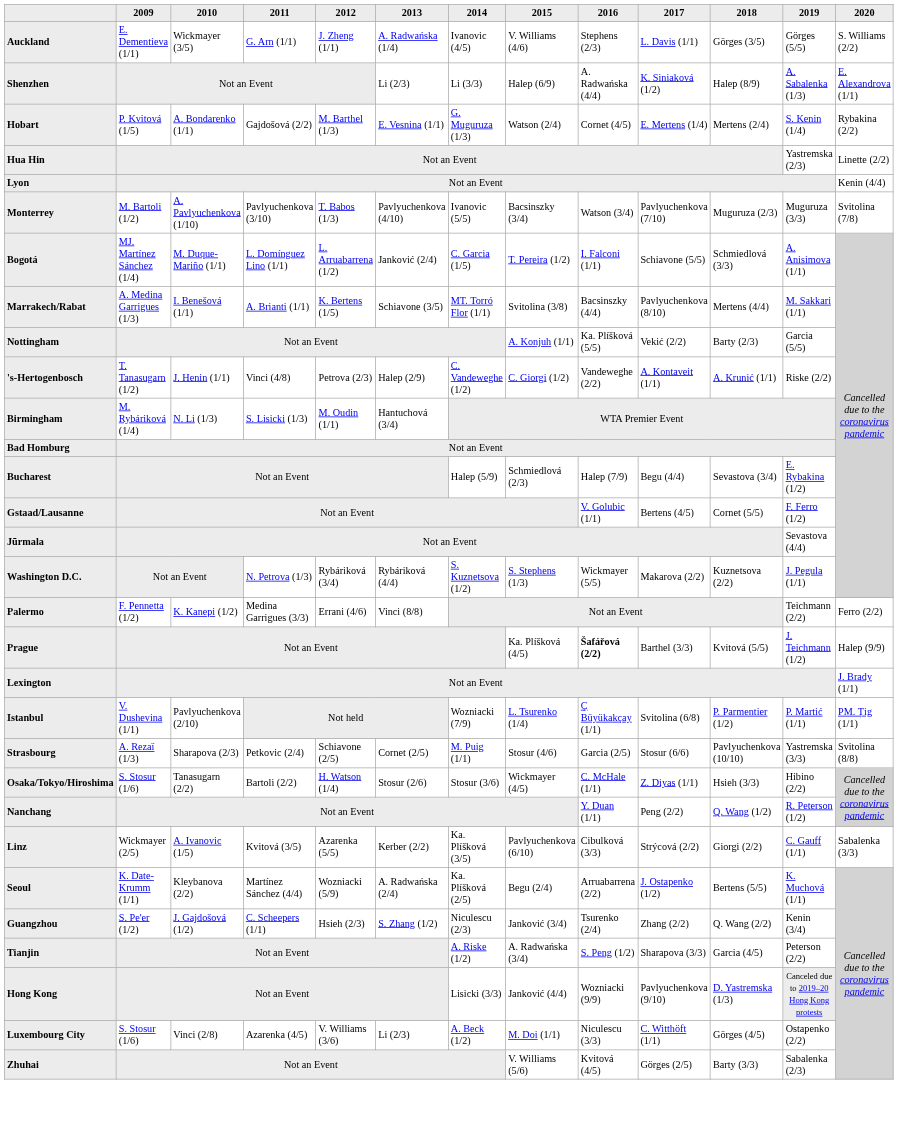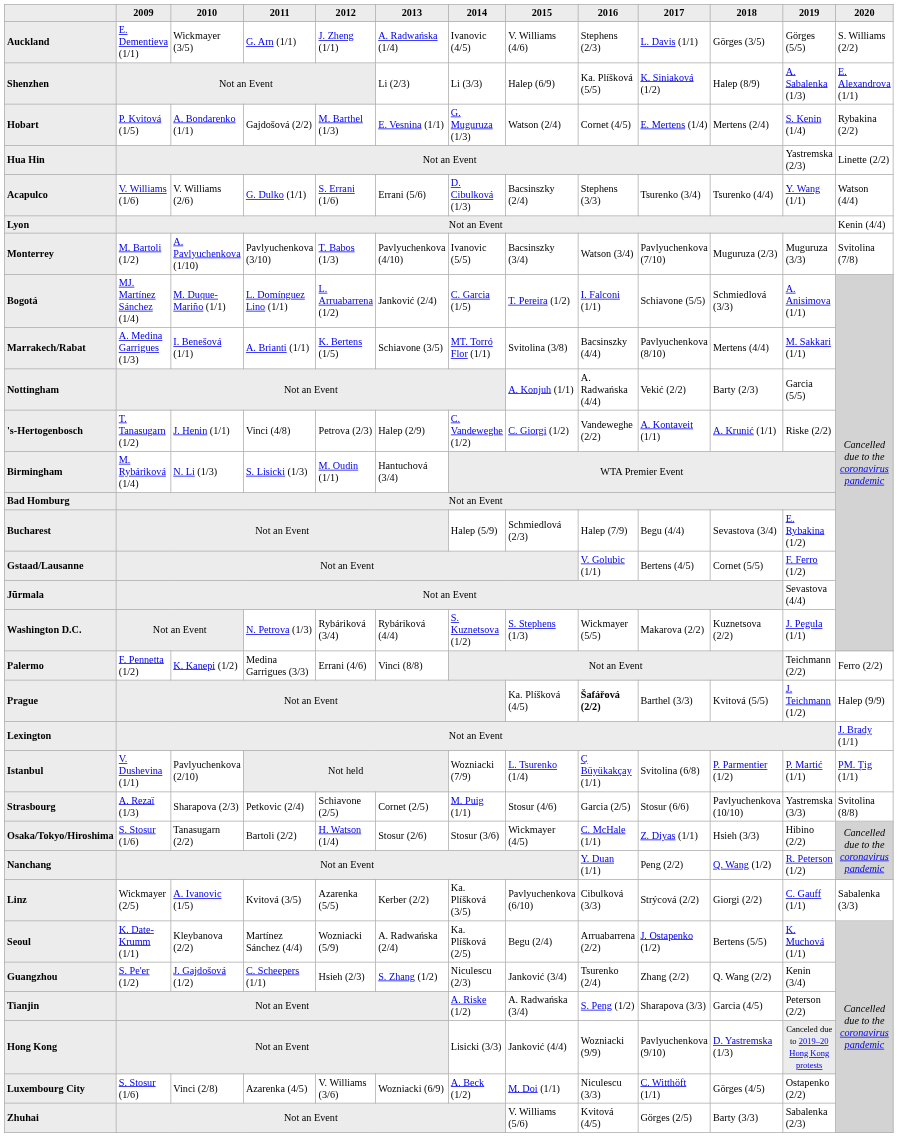(604, 83) A. Radwańska (4/4) -> (607, 83) Ka. Plíšková (5/5)
+ row: (27, 195)
(607, 342) Ka. Plíšková (5/5) -> (604, 389) A. Radwańska (4/4)
(394, 1035) Li (2/3) -> (411, 1088) Wozniacki (6/9)
